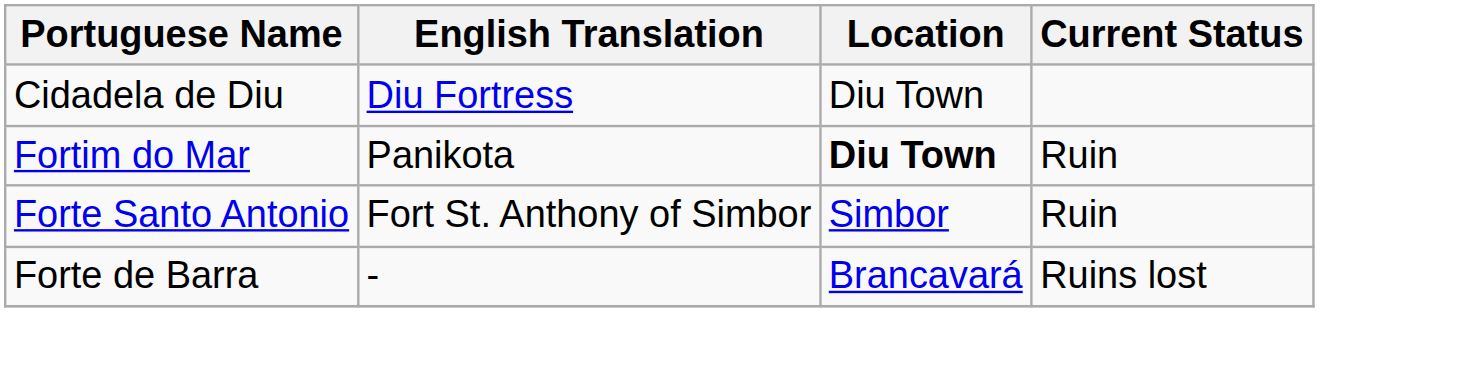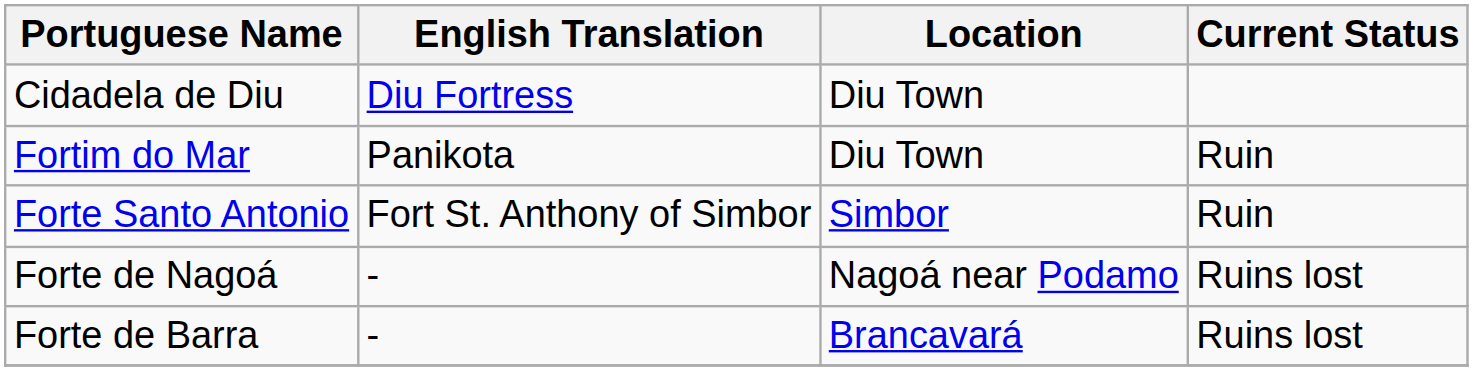(913, 154) bold -> (906, 154) normal
+ row: (146, 275)
